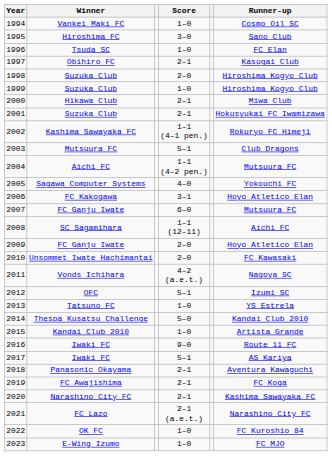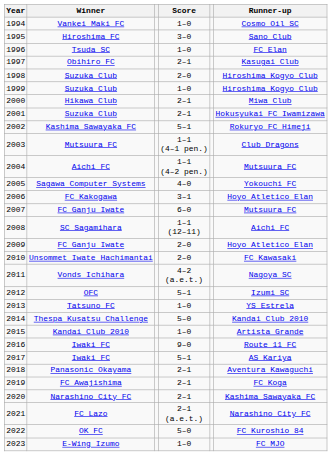(184, 132) 1–1 (4–1 pen.) -> (184, 127) 5–1
(184, 149) 5–1 -> (184, 145) 1–1 (4–1 pen.)
(184, 431) 1–0 -> (184, 431) 5–0
